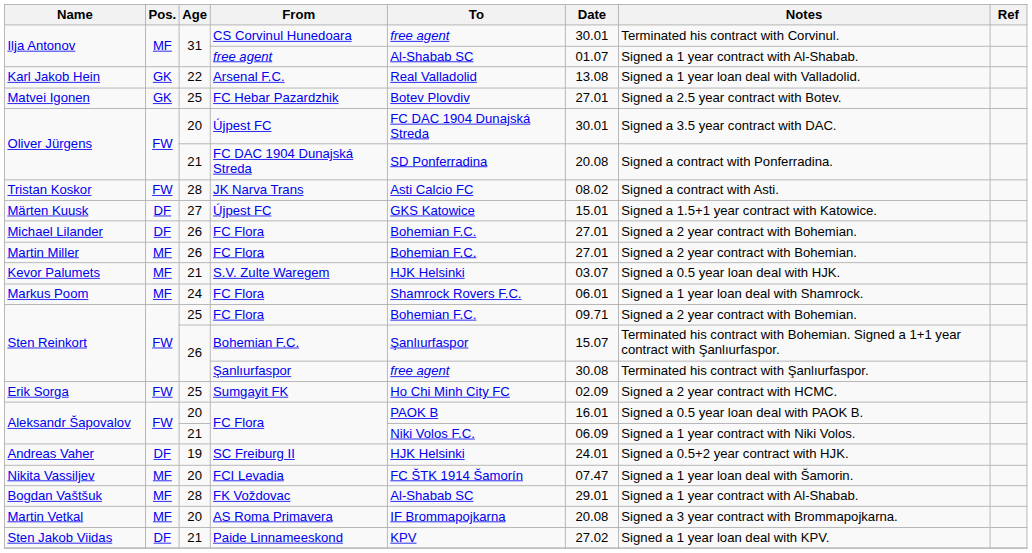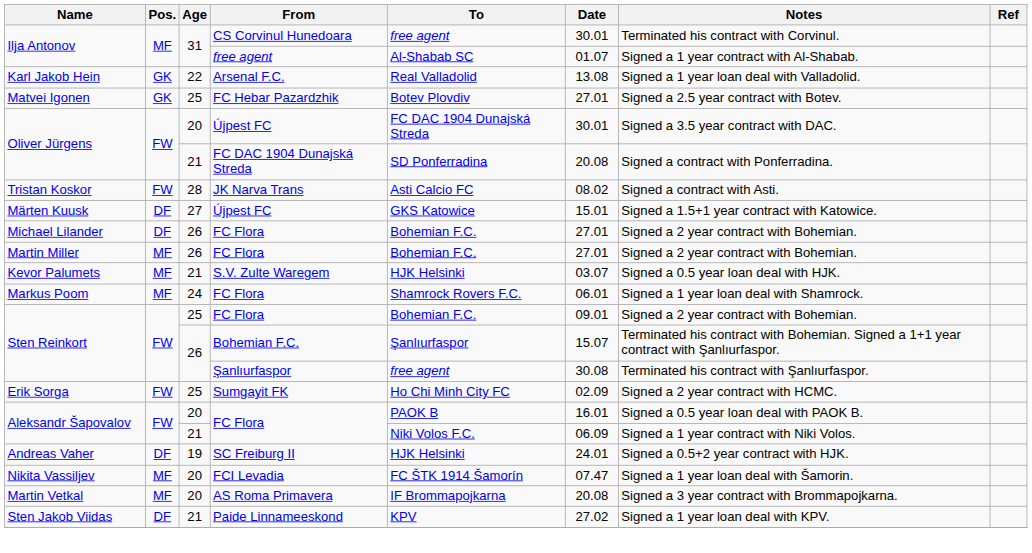(592, 314) 09.71 -> (592, 314) 09.01
- row: (55, 496)
